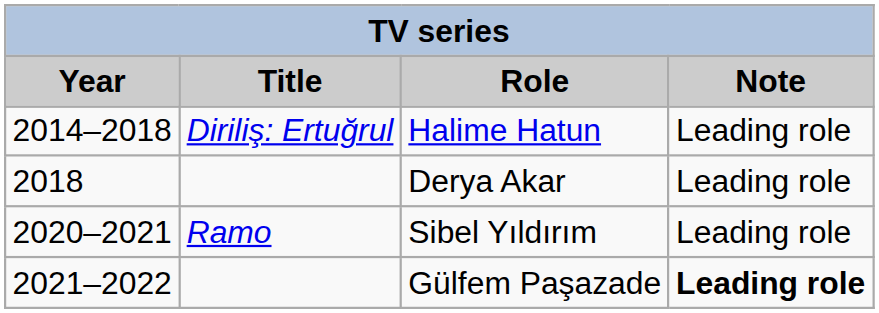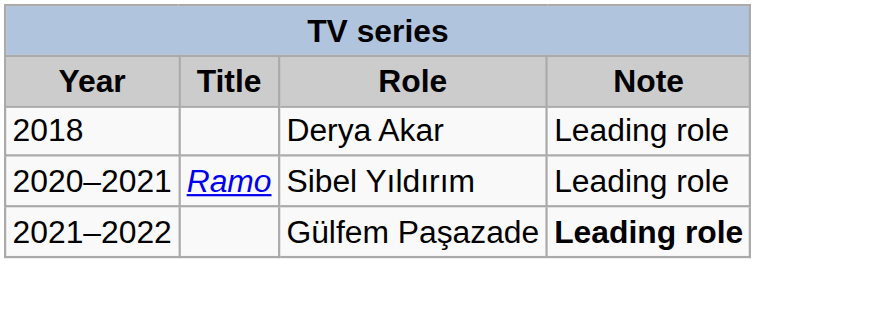- row: (505, 131)
